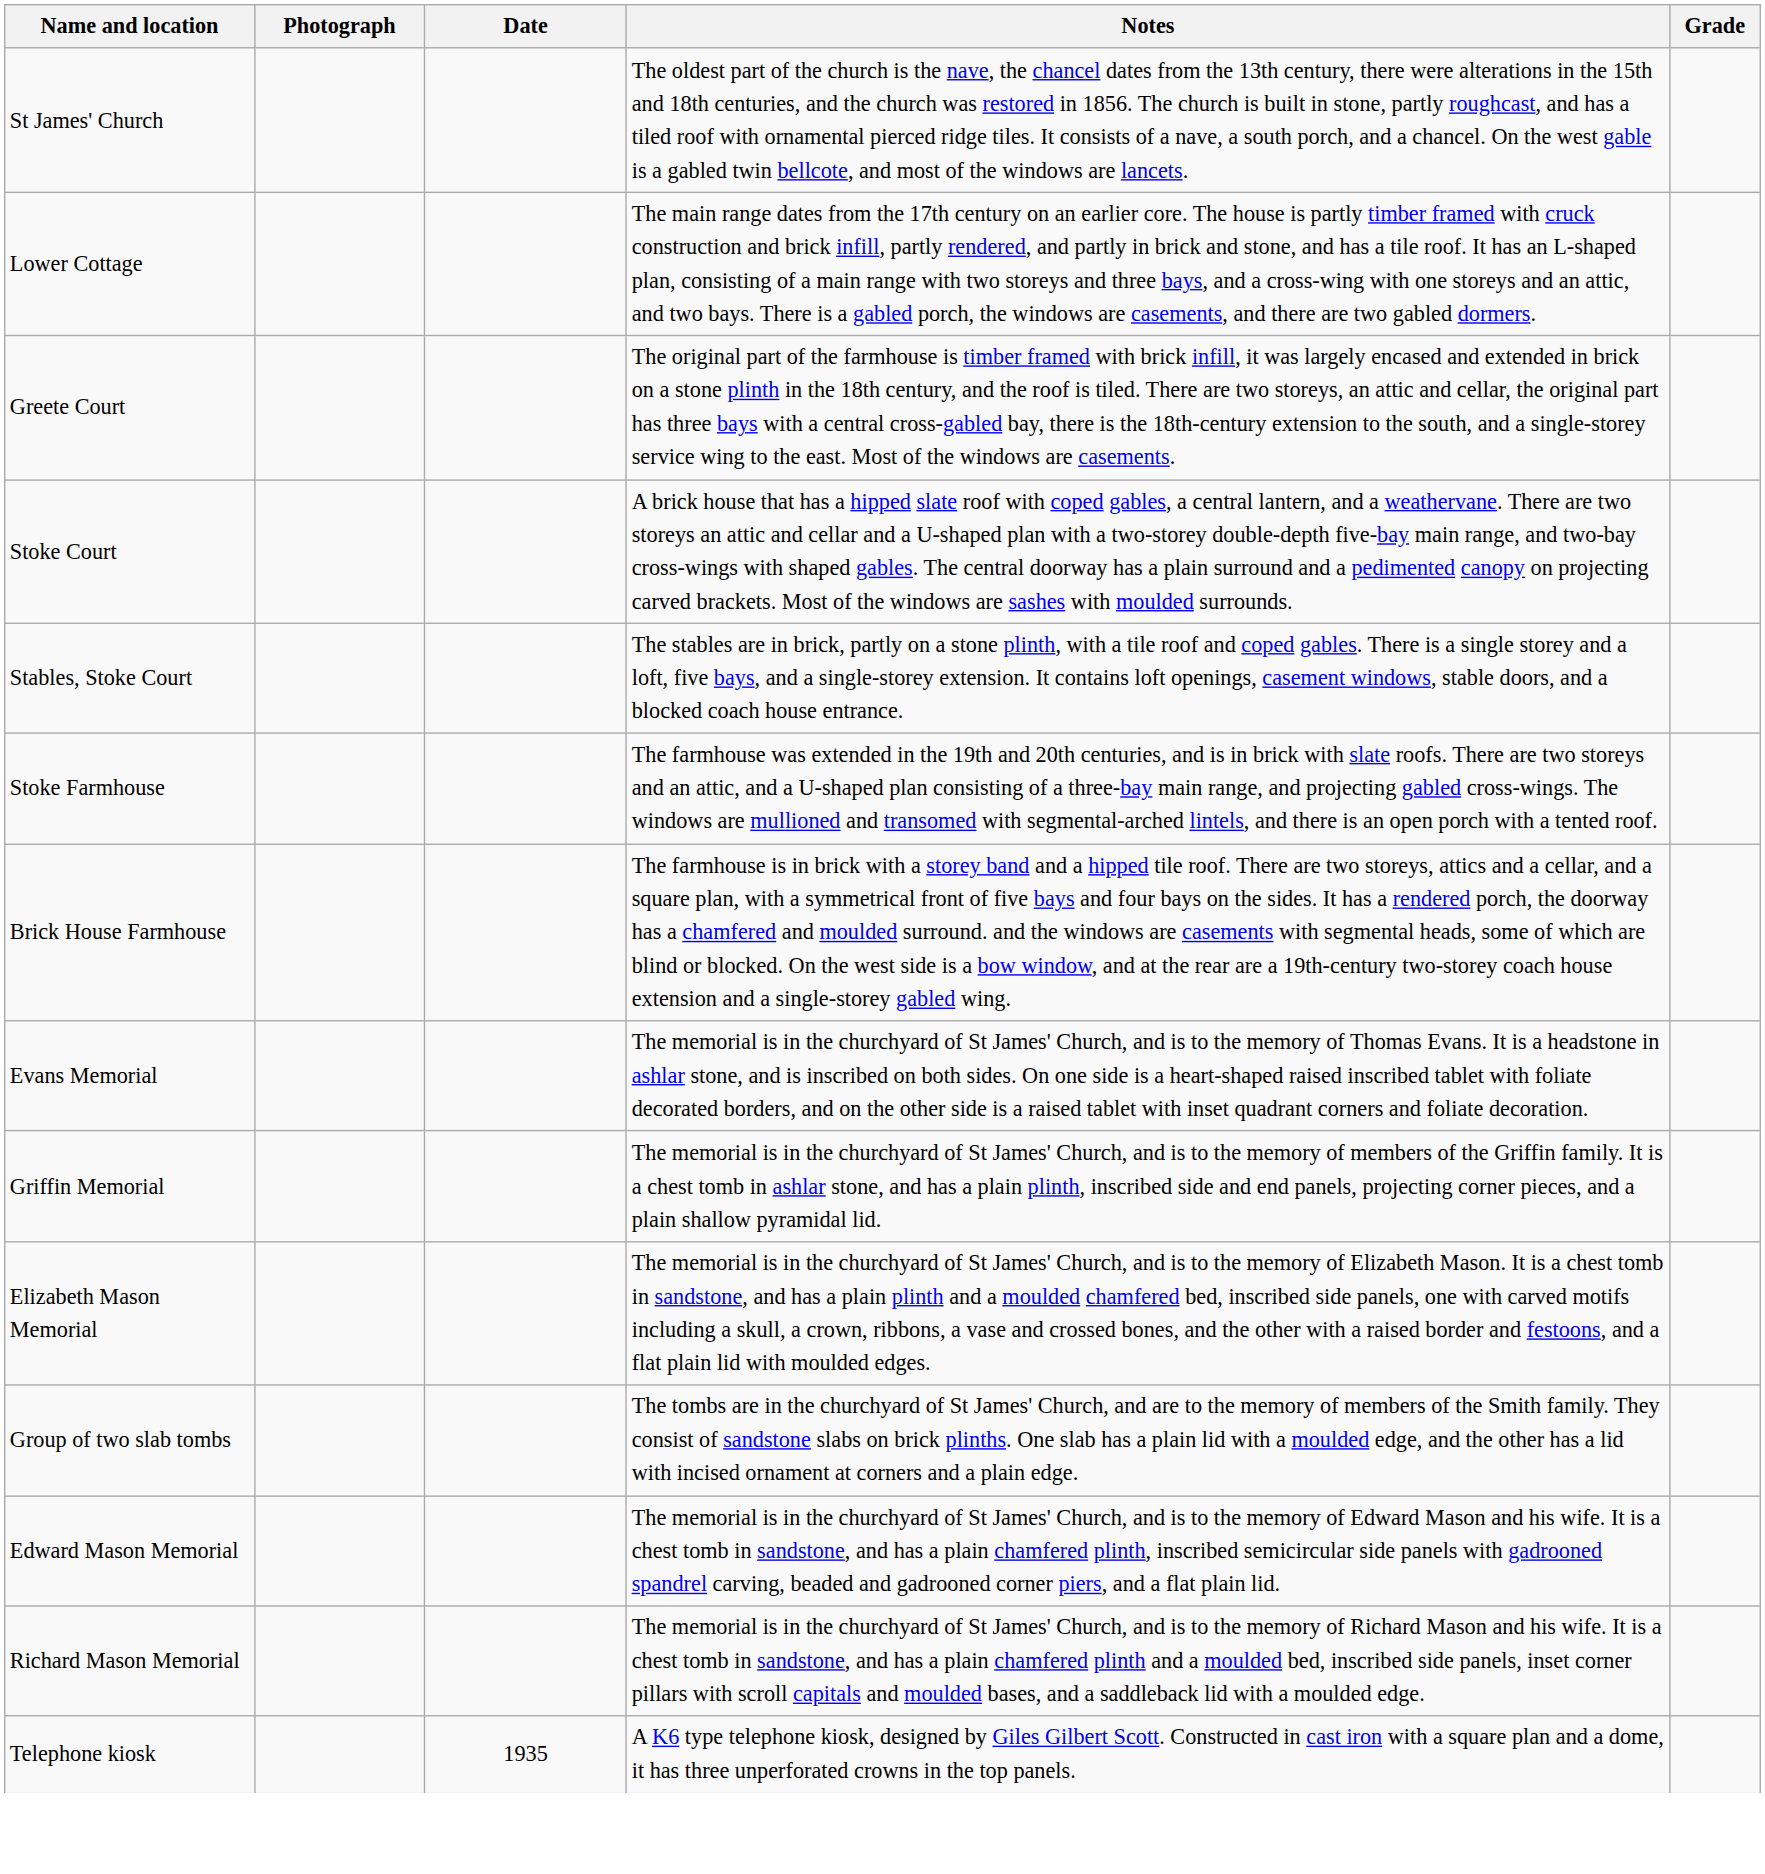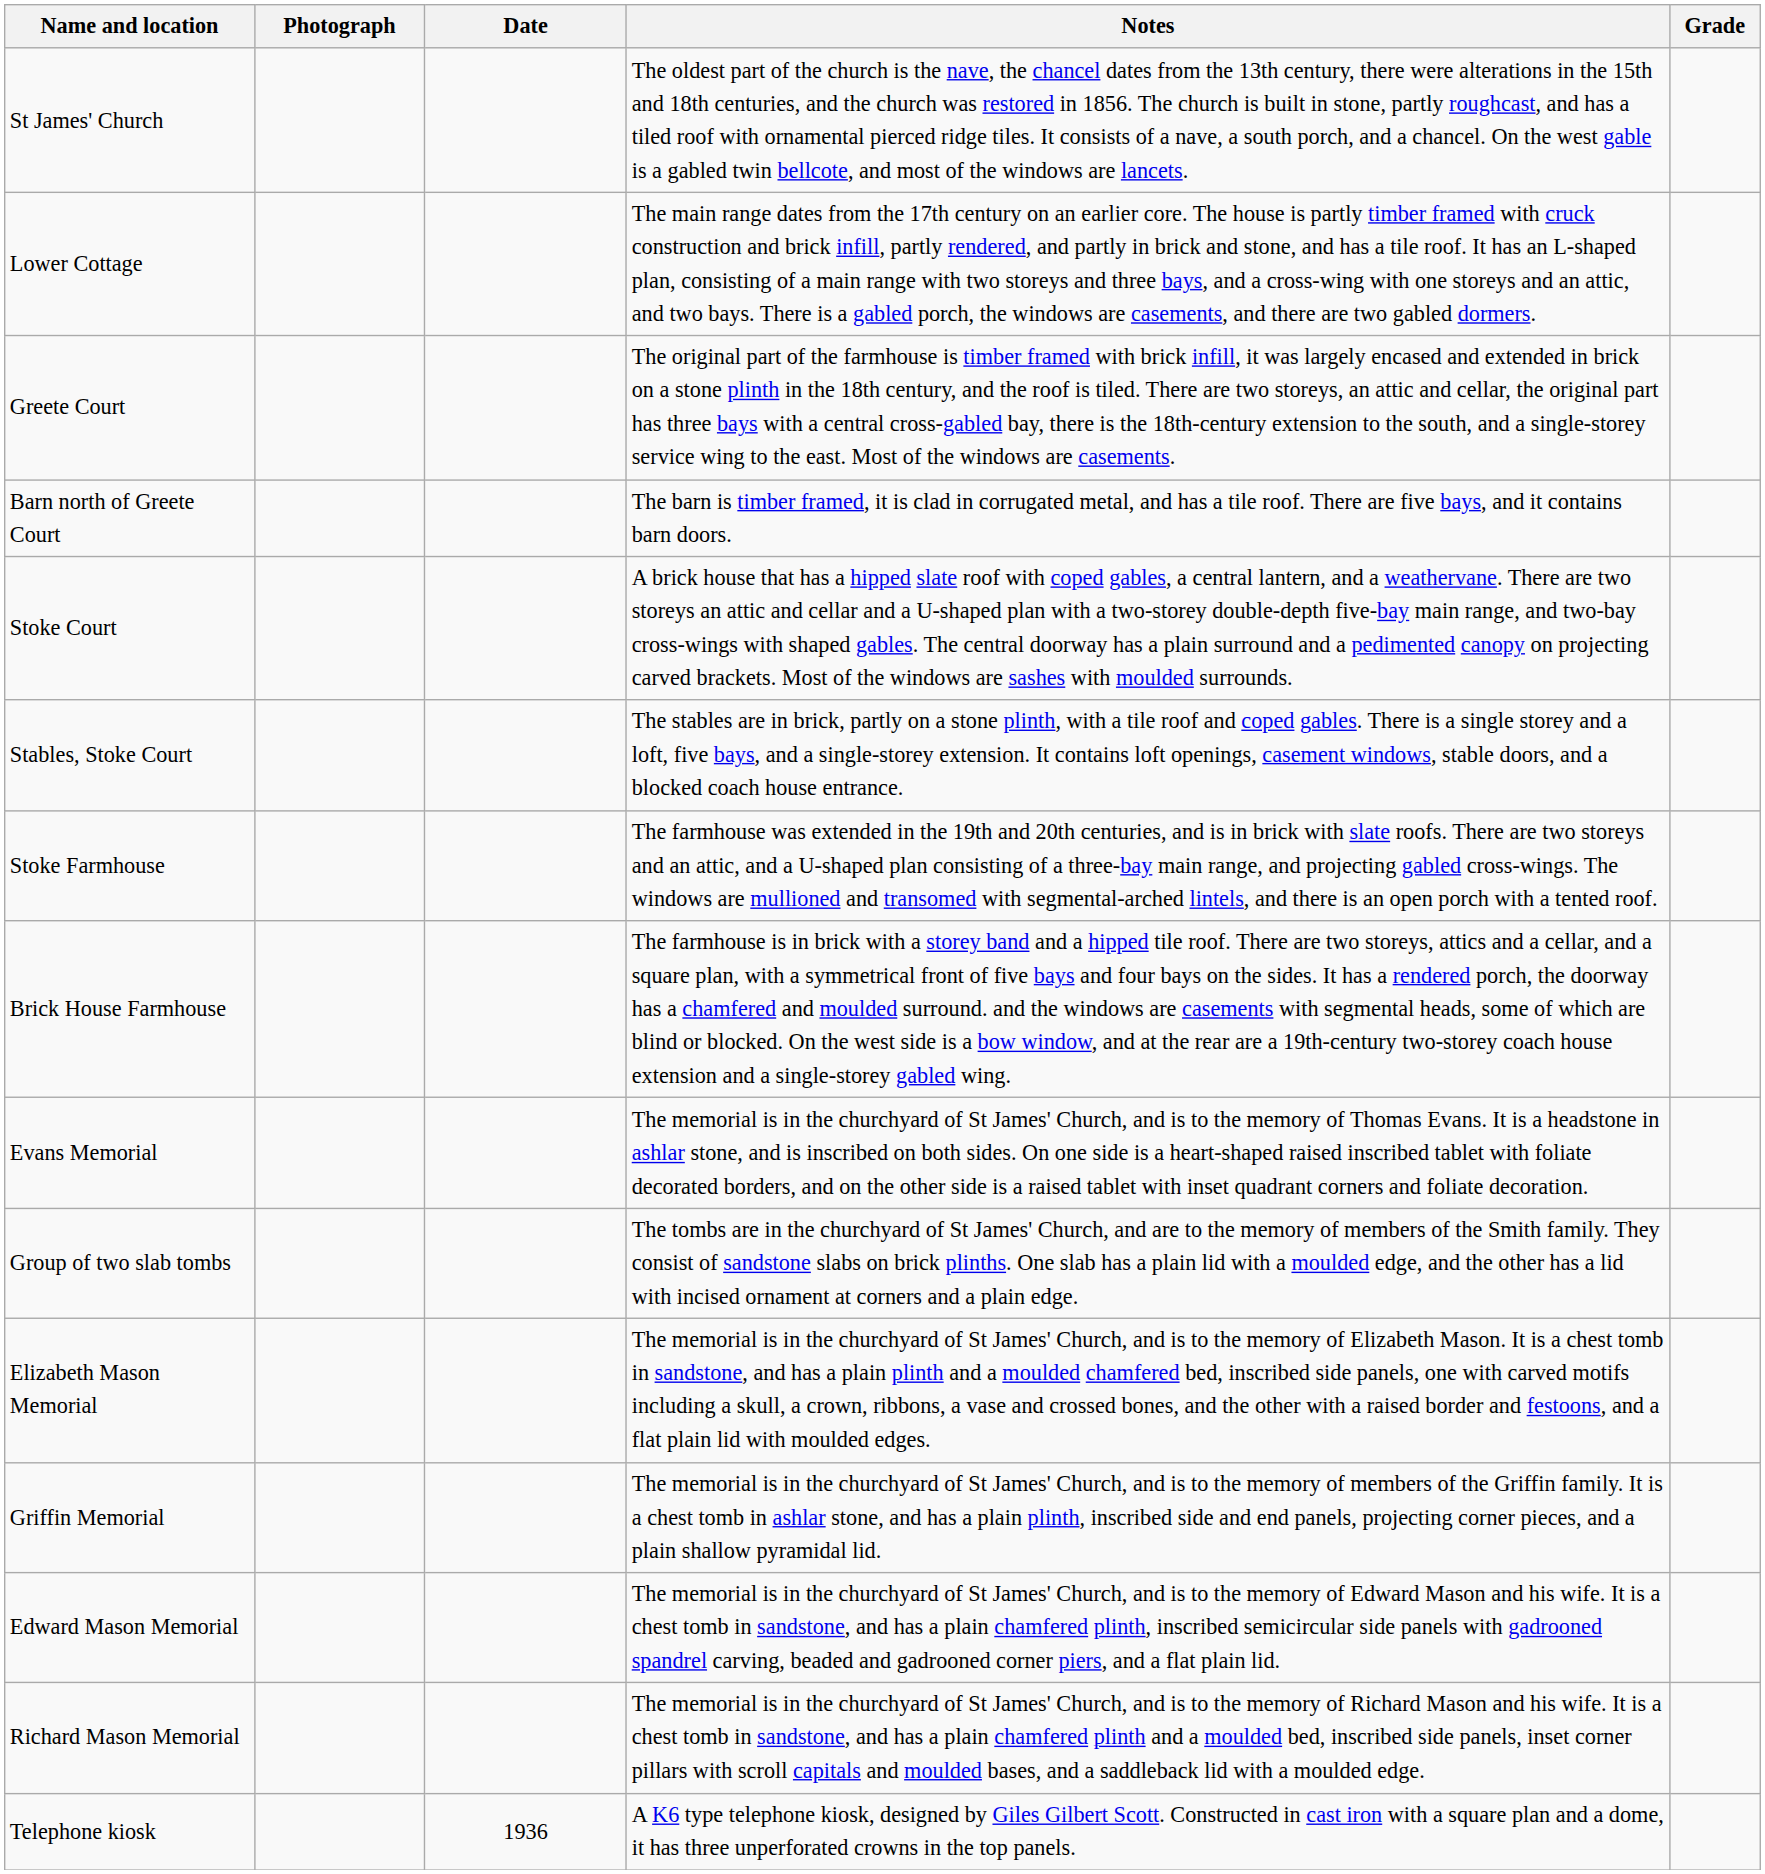+ row: (102, 517)
rows swapped: (120, 1440) <-> (87, 1186)
(526, 1754) 1935 -> (526, 1831) 1936
